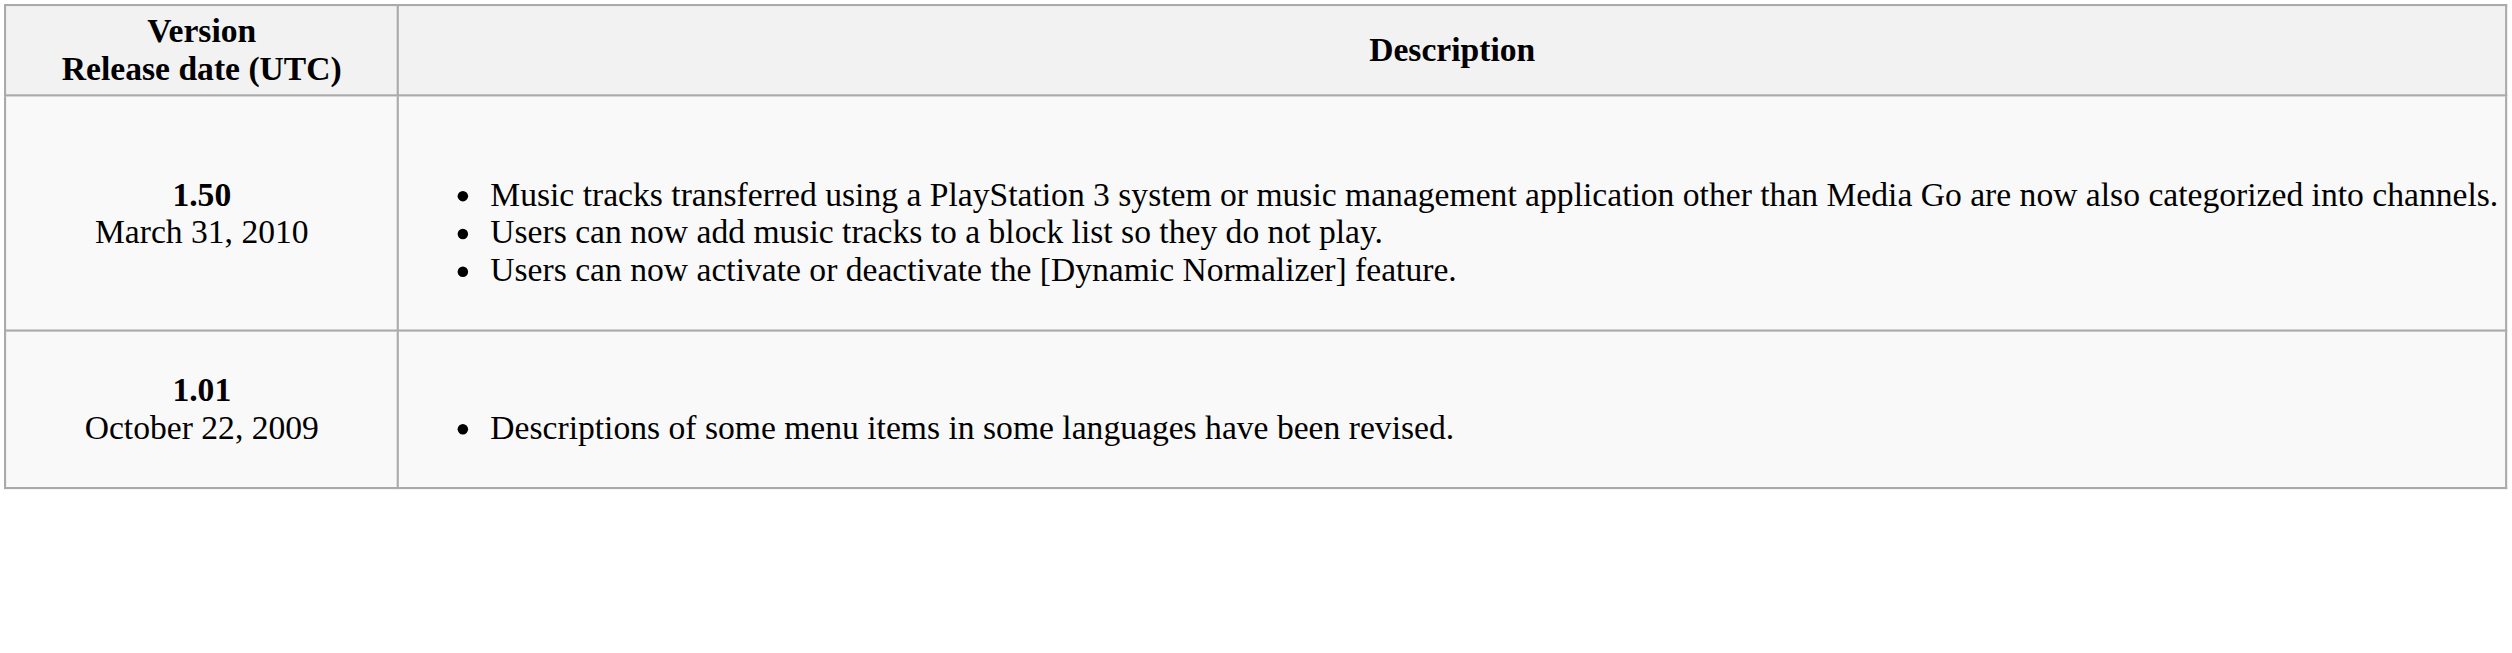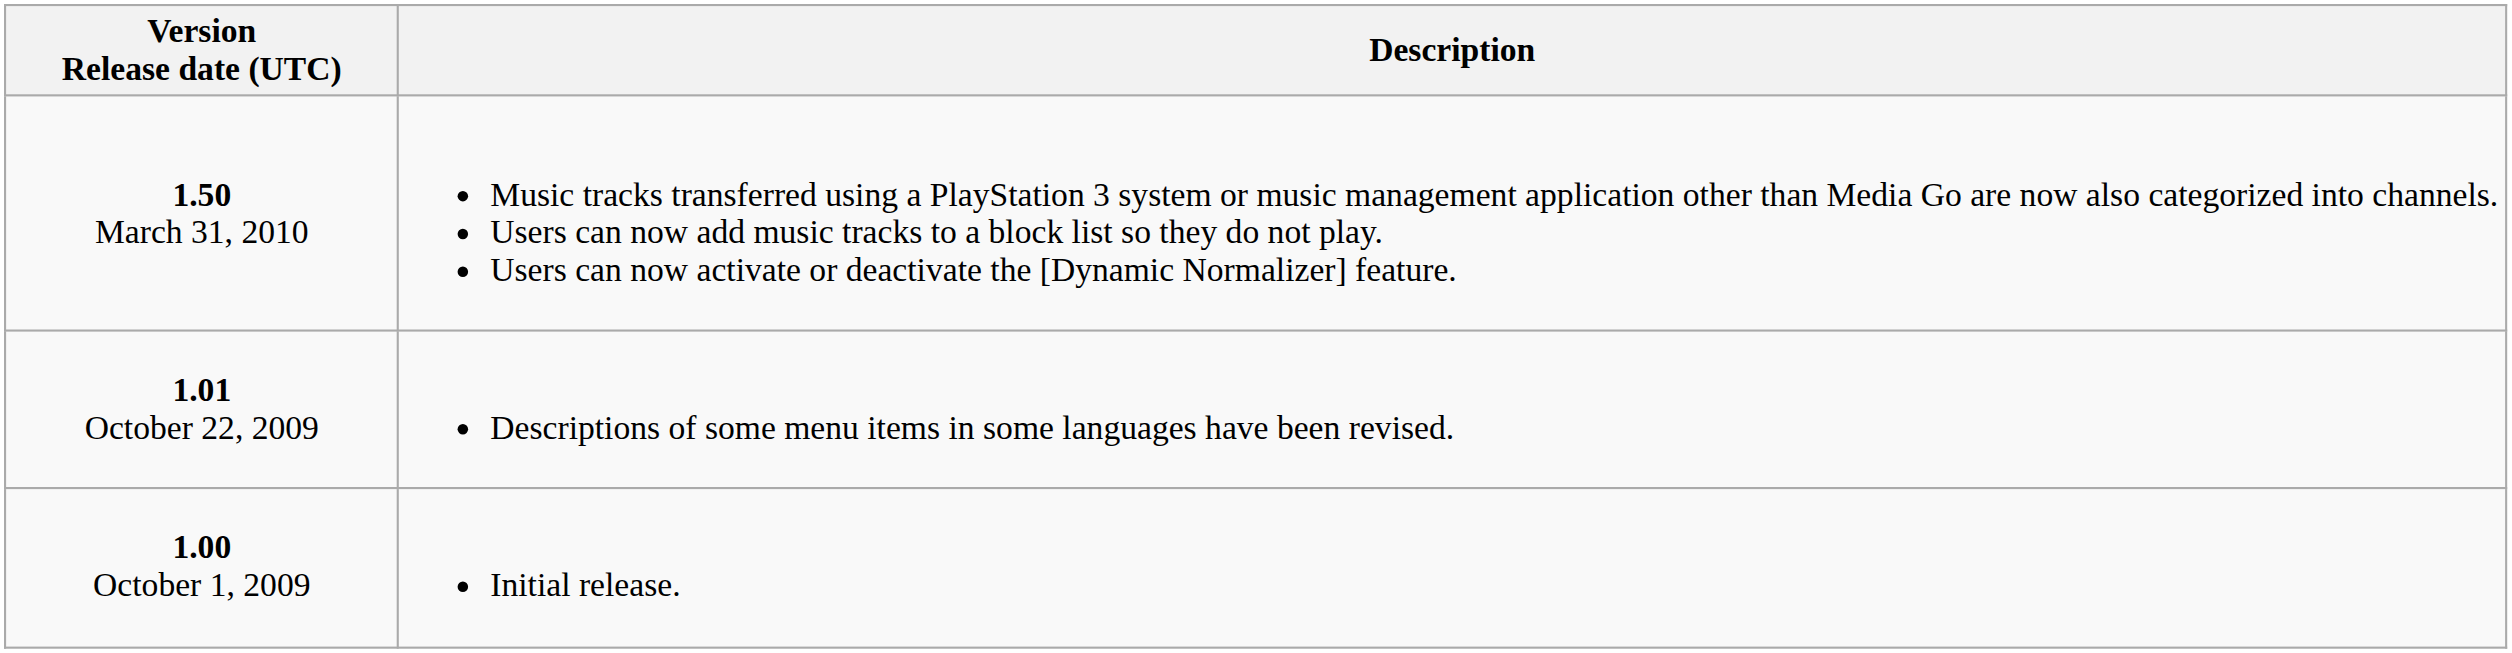+ row: (202, 566)
